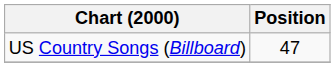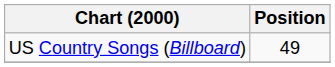(290, 47) 47 -> (290, 47) 49
